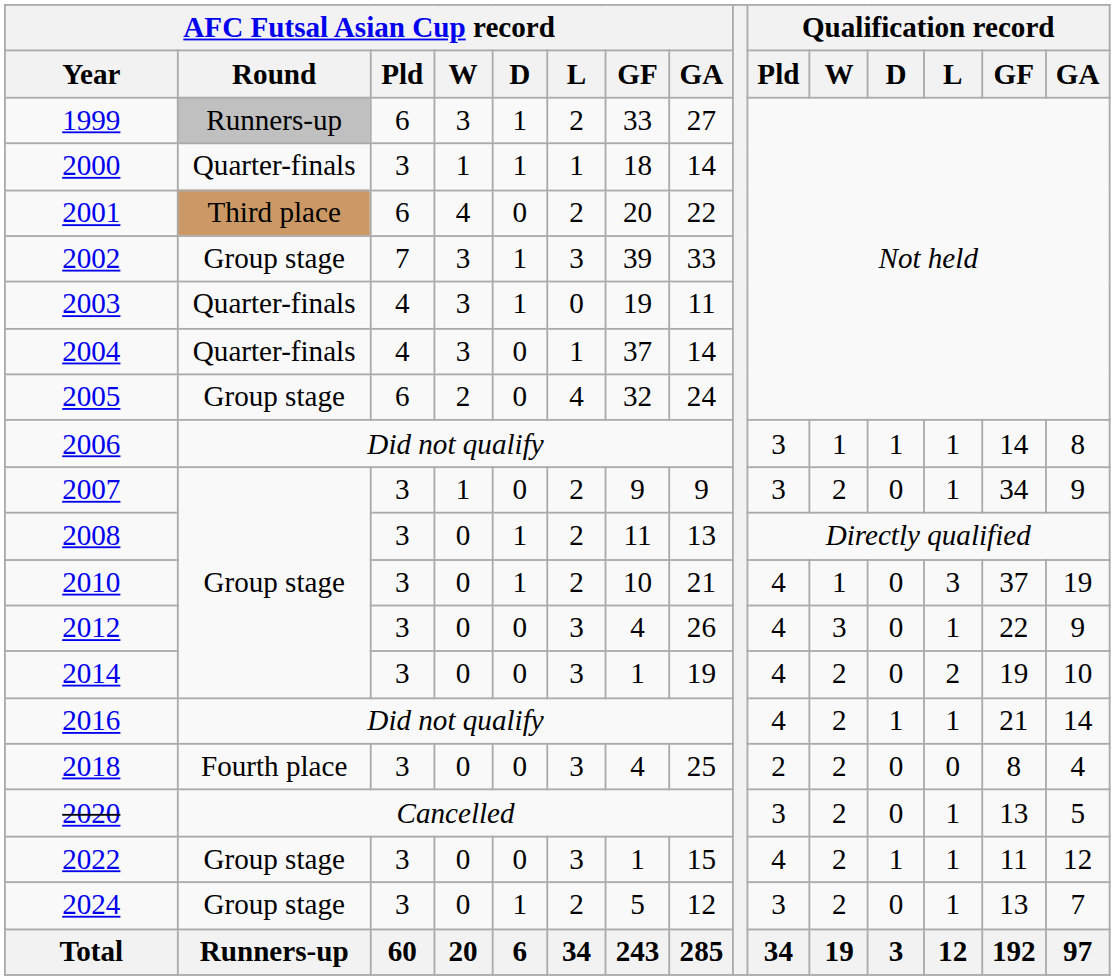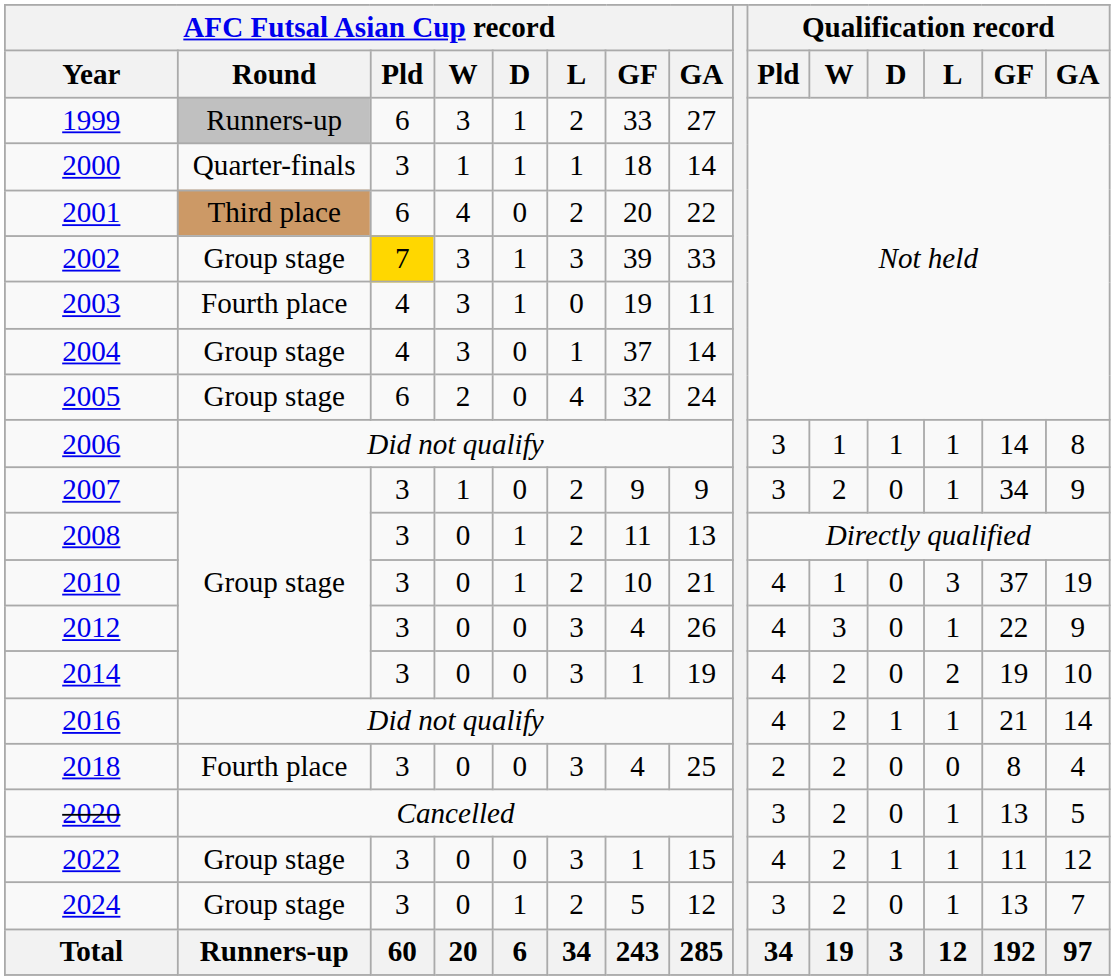(402, 258) no background -> (402, 258) gold background
(274, 304) Quarter-finals -> (274, 304) Fourth place
(274, 350) Quarter-finals -> (274, 350) Group stage
